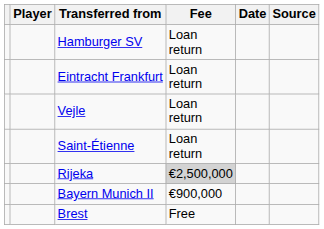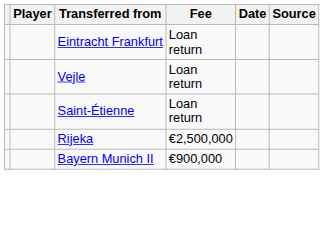- row: (100, 42)
(201, 173) lightgrey background -> (201, 139) no background
- row: (73, 214)
